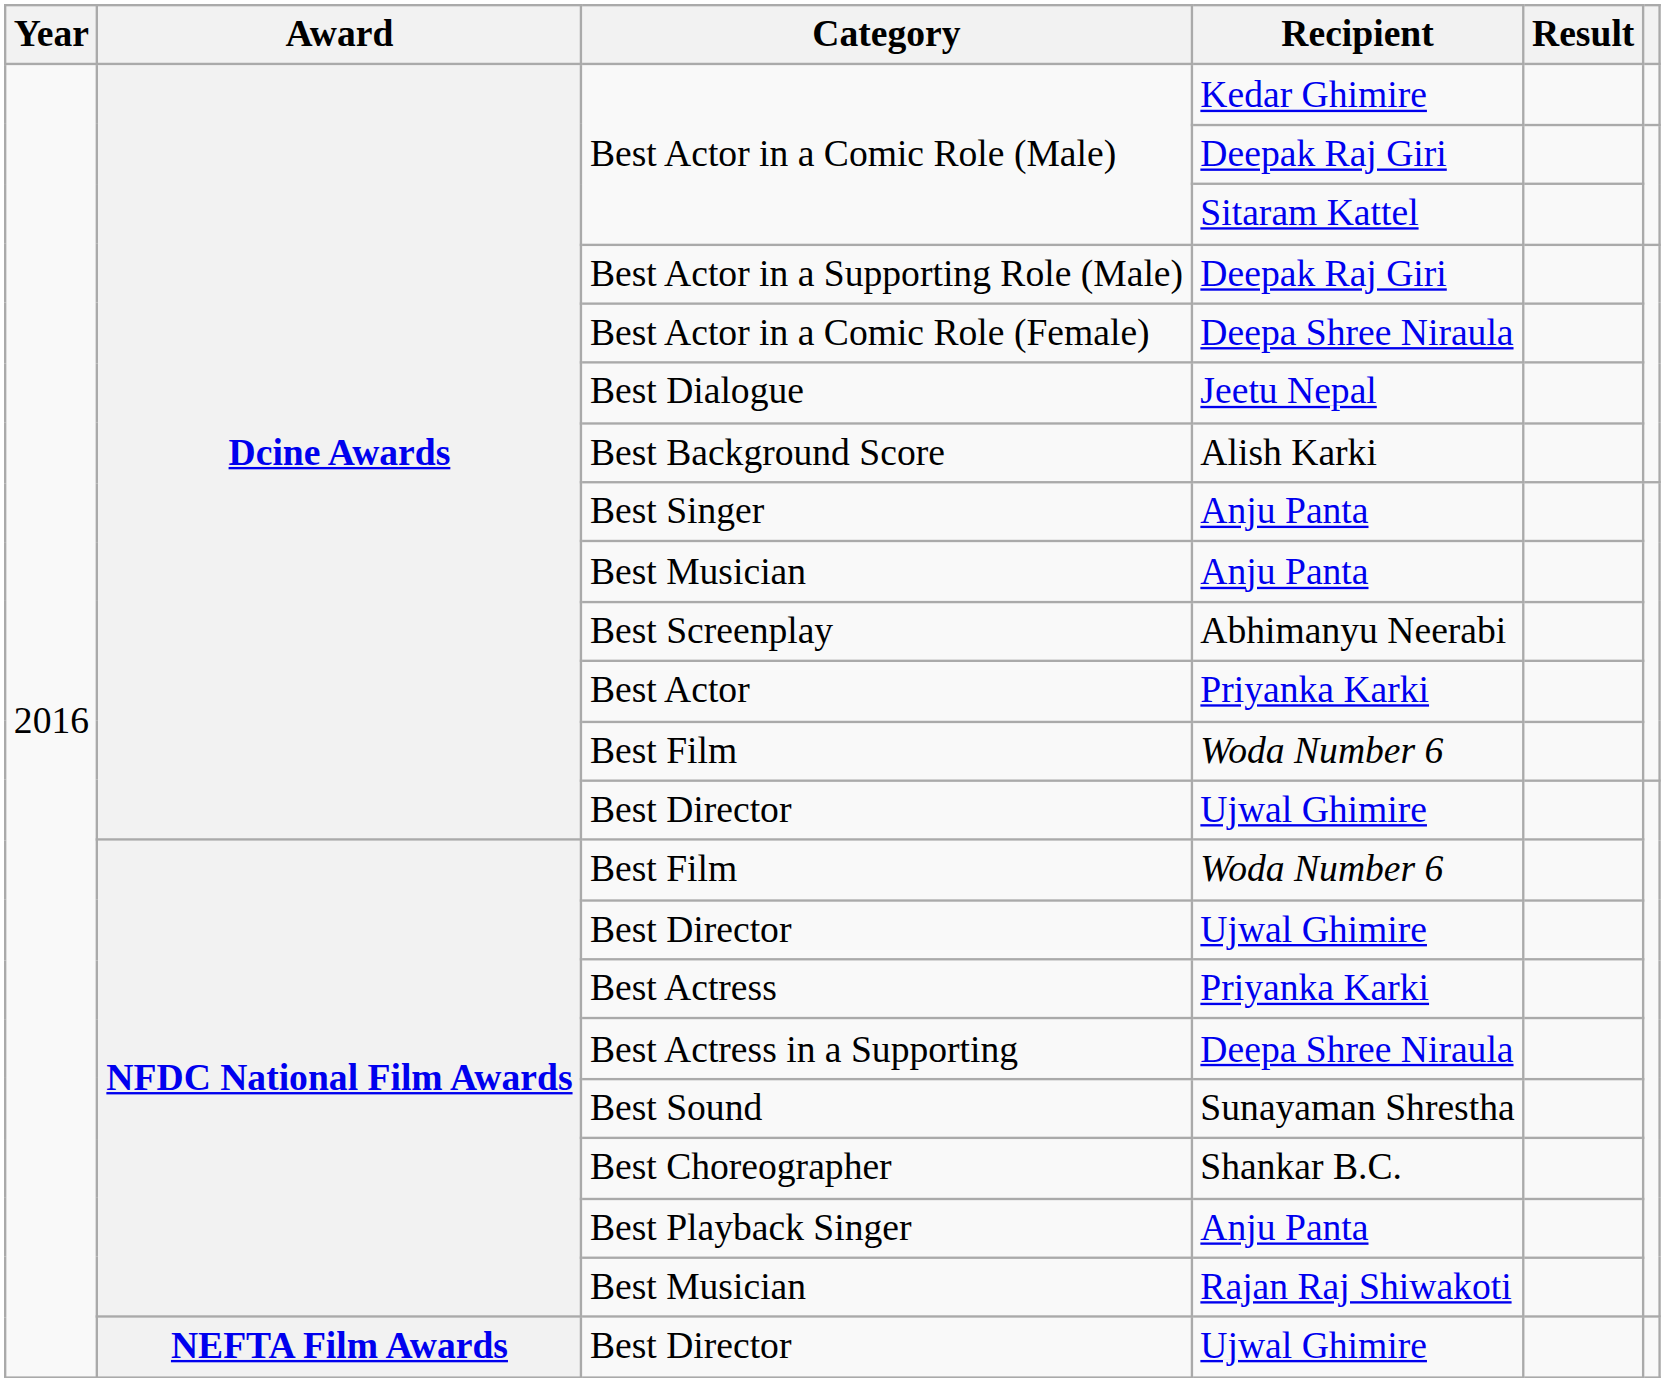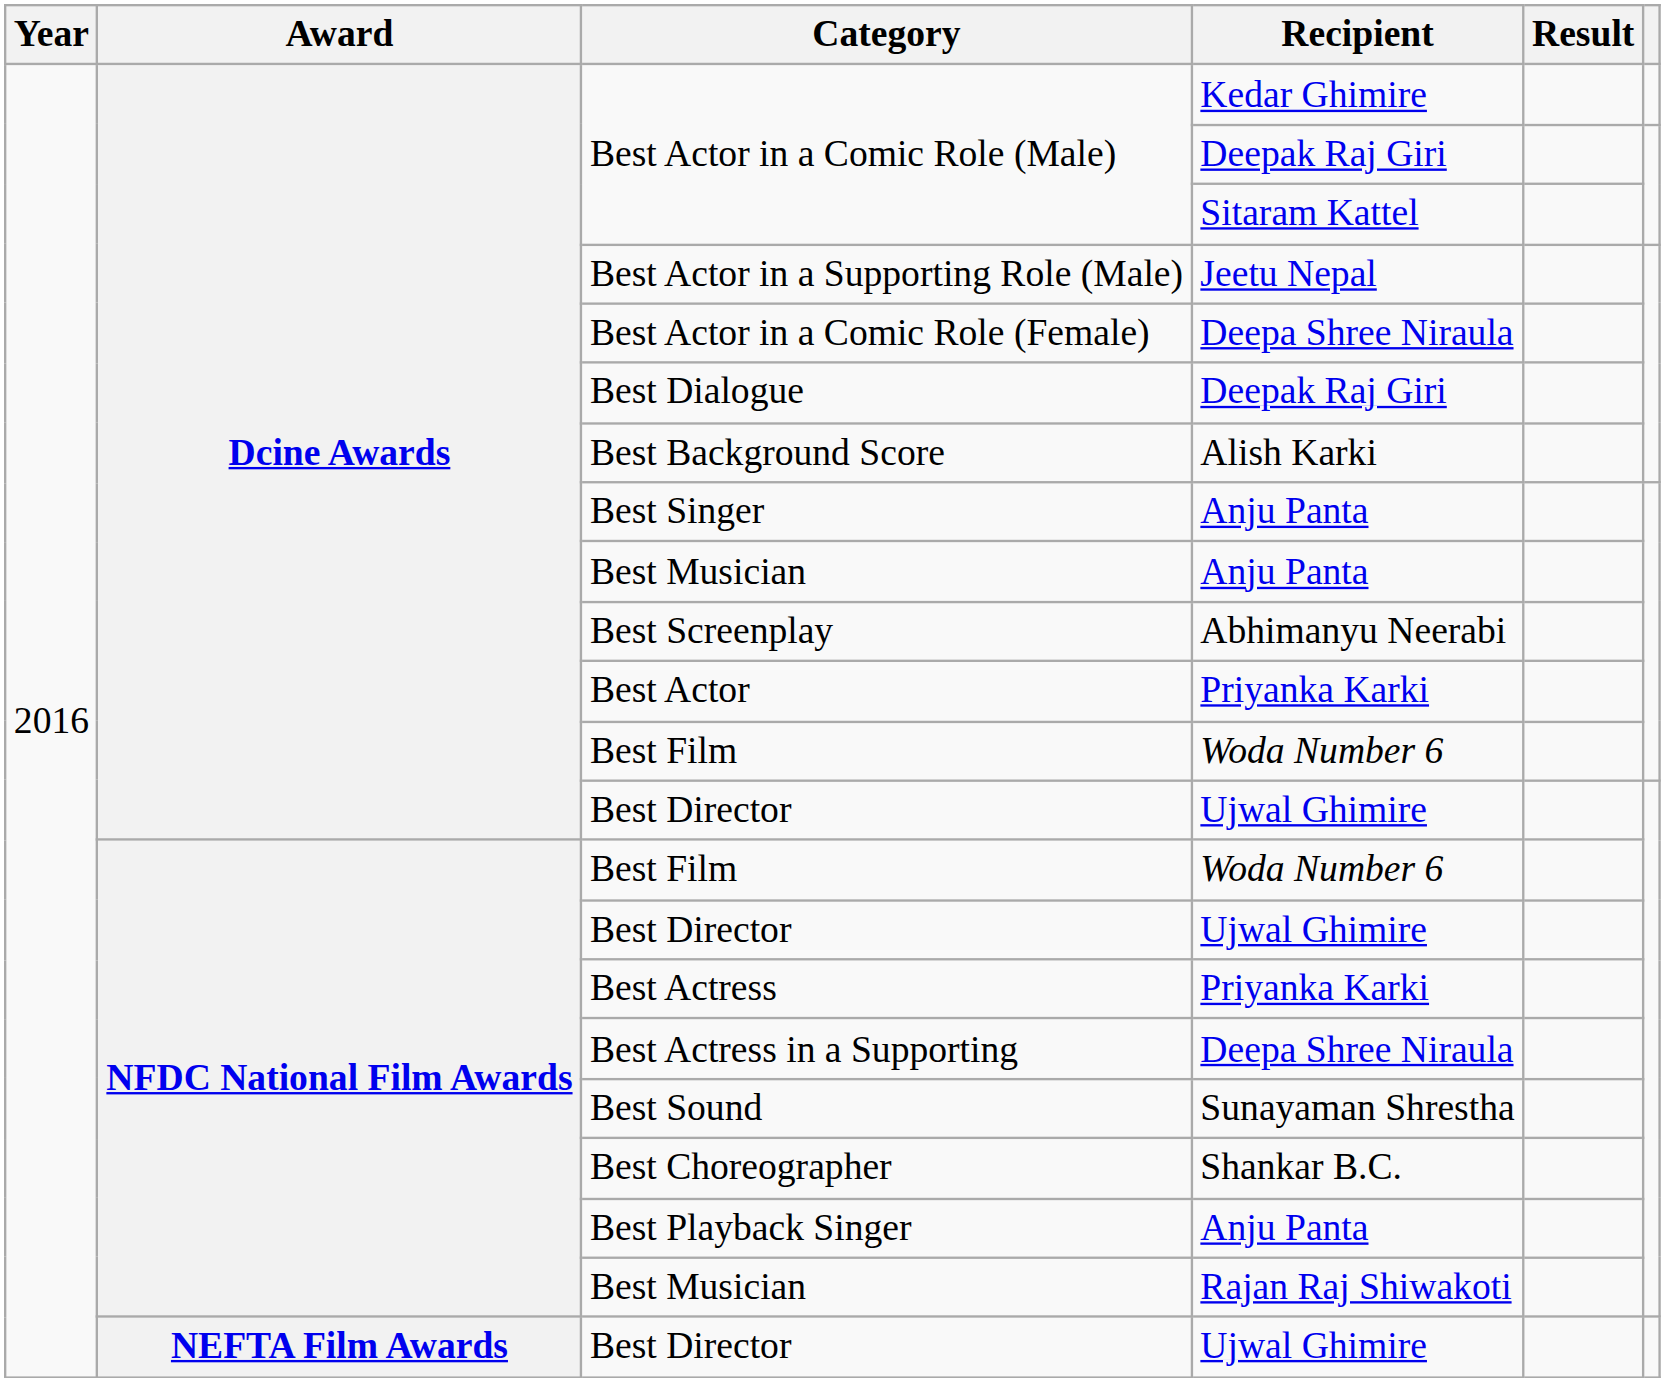(1324, 272) Deepak Raj Giri -> (1289, 272) Jeetu Nepal
(1289, 392) Jeetu Nepal -> (1324, 392) Deepak Raj Giri
